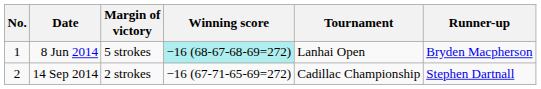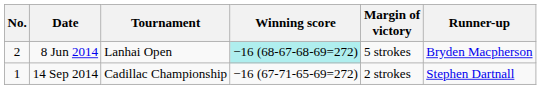columns swapped: (359, 23) <-> (132, 23)
(17, 52) 1 -> (17, 52) 2
(17, 74) 2 -> (17, 74) 1
